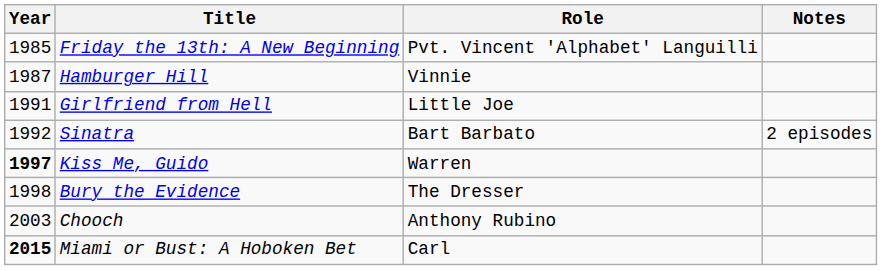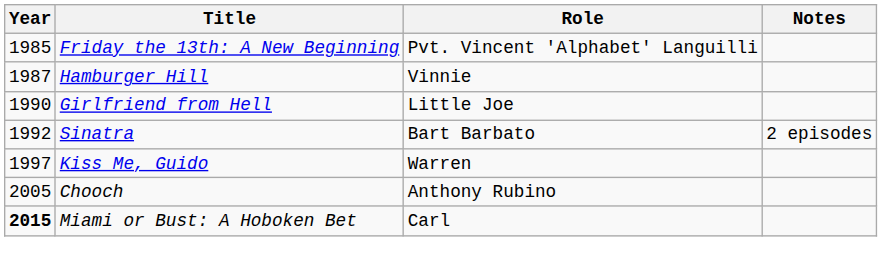(30, 106) 1991 -> (30, 106) 1990
(30, 163) bold -> (30, 163) normal
- row: (150, 192)
(30, 221) 2003 -> (30, 192) 2005
